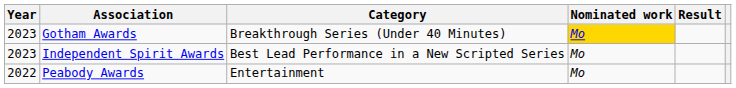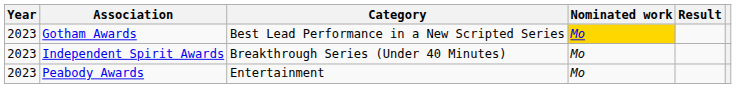(368, 34) Breakthrough Series (Under 40 Minutes) -> (397, 34) Best Lead Performance in a New Scripted Series
(397, 54) Best Lead Performance in a New Scripted Series -> (368, 54) Breakthrough Series (Under 40 Minutes)
(22, 73) 2022 -> (22, 73) 2023
